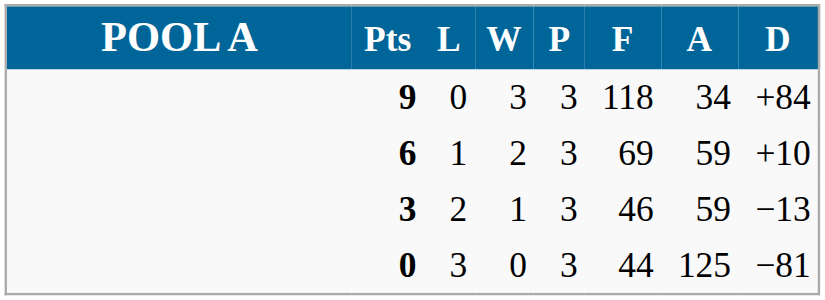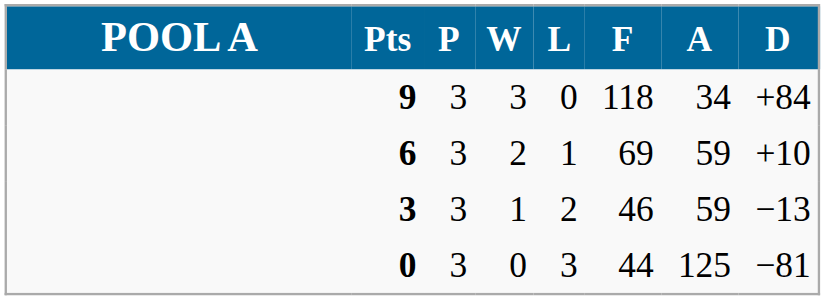columns swapped: (559, 37) <-> (449, 37)
